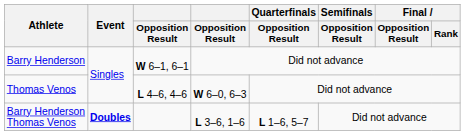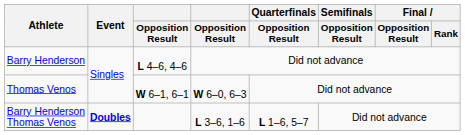(162, 67) W 6–1, 6–1 -> (162, 67) L 4–6, 4–6
(162, 95) L 4–6, 4–6 -> (162, 95) W 6–1, 6–1
